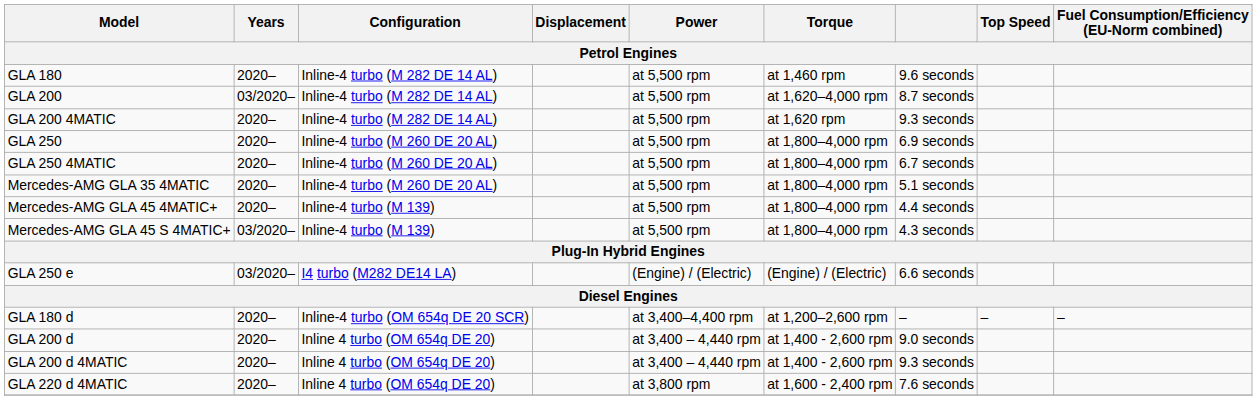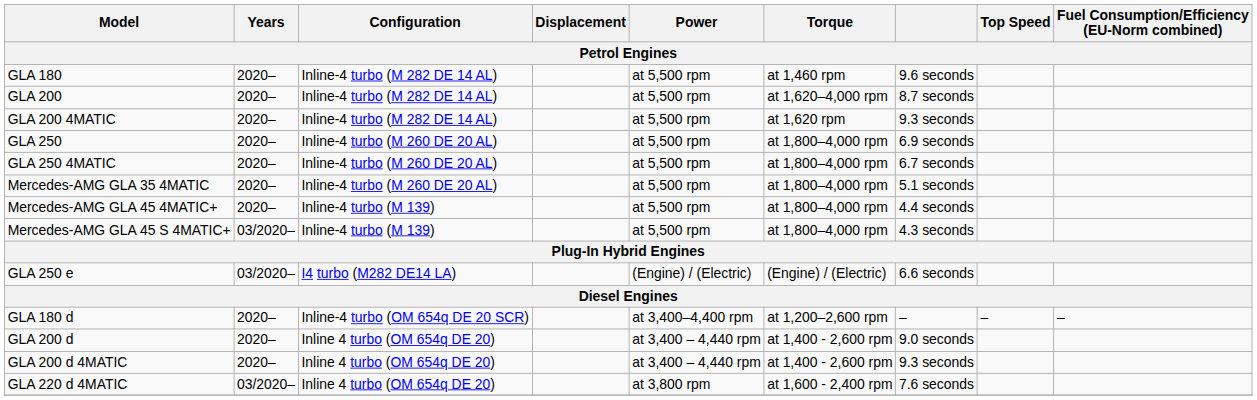(266, 97) 03/2020– -> (256, 97) 2020–
(256, 384) 2020– -> (266, 384) 03/2020–
